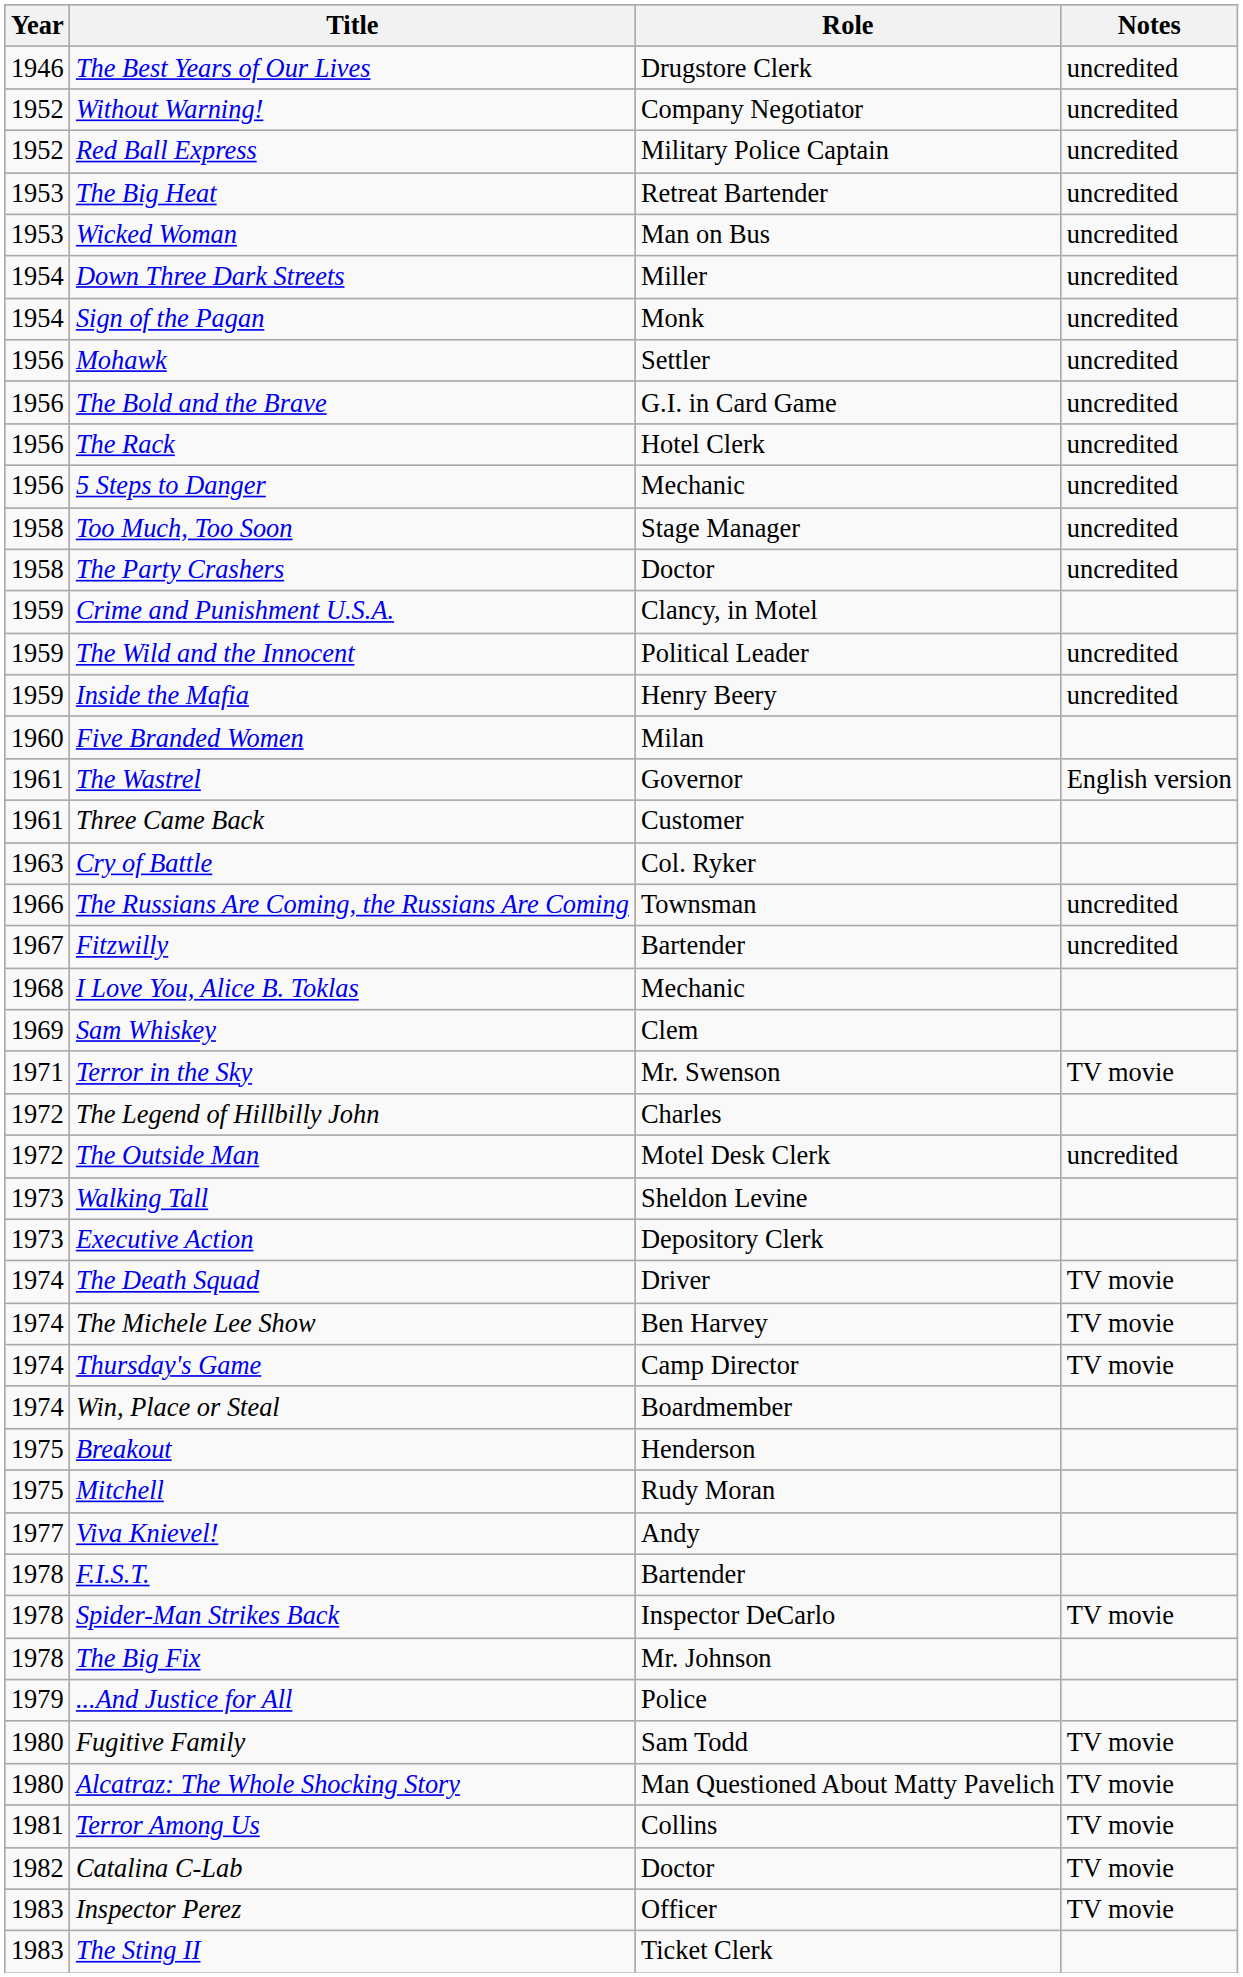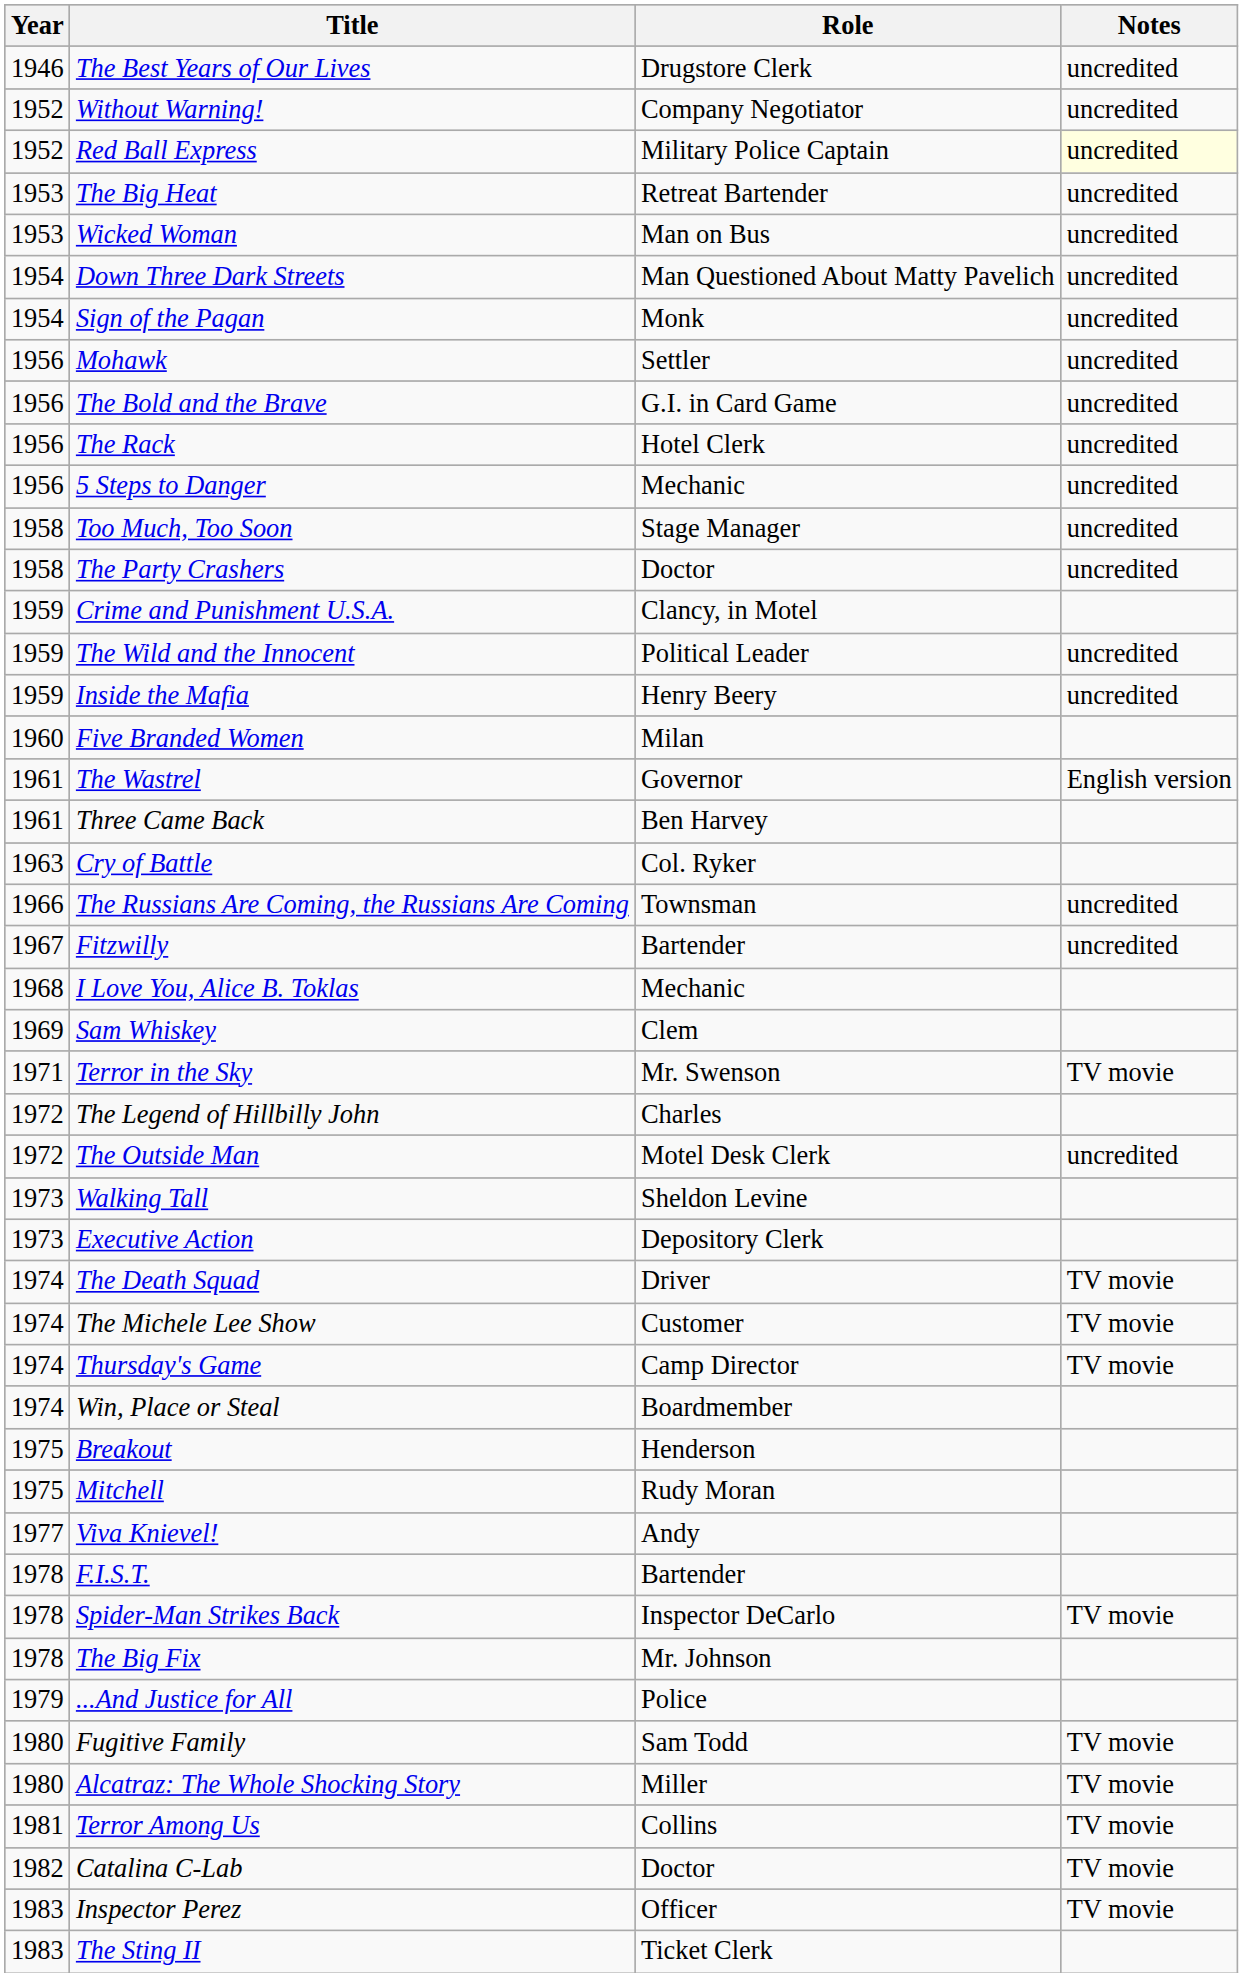(1122, 151) no background -> (1122, 151) lightyellow background
(674, 276) Miller -> (848, 276) Man Questioned About Matty Pavelich
(692, 820) Customer -> (704, 820) Ben Harvey
(704, 1323) Ben Harvey -> (692, 1323) Customer
(848, 1783) Man Questioned About Matty Pavelich -> (674, 1783) Miller
